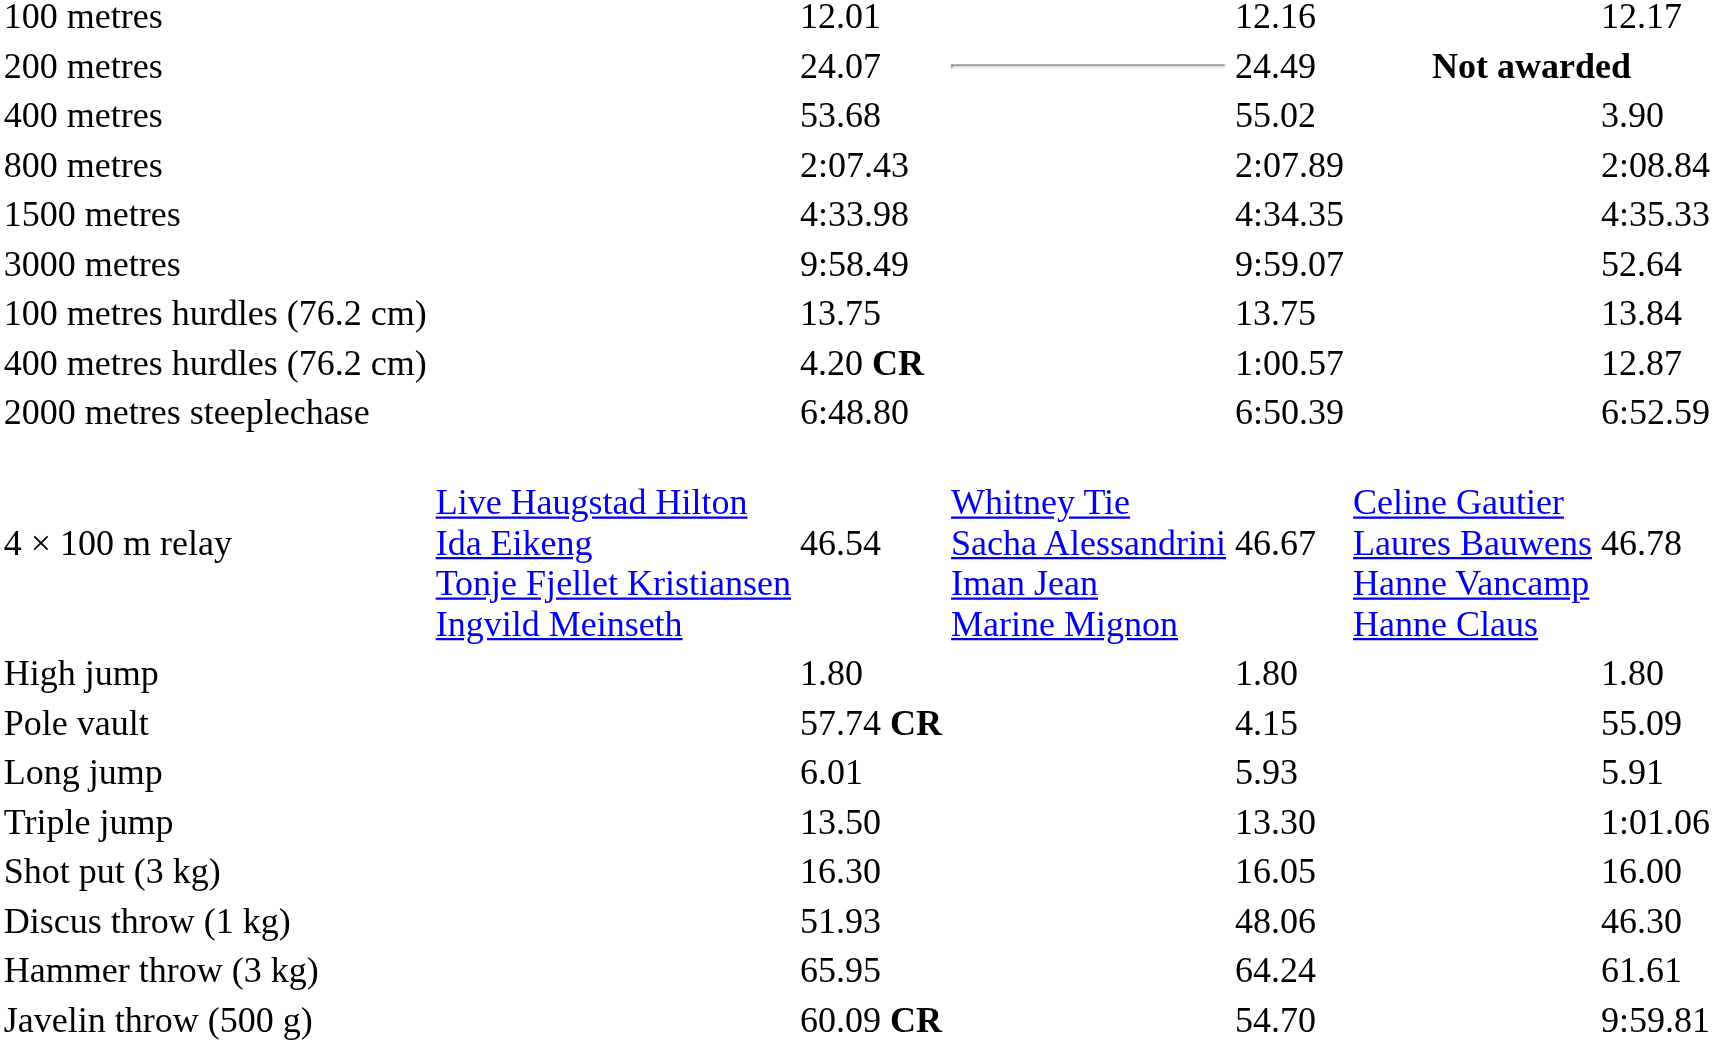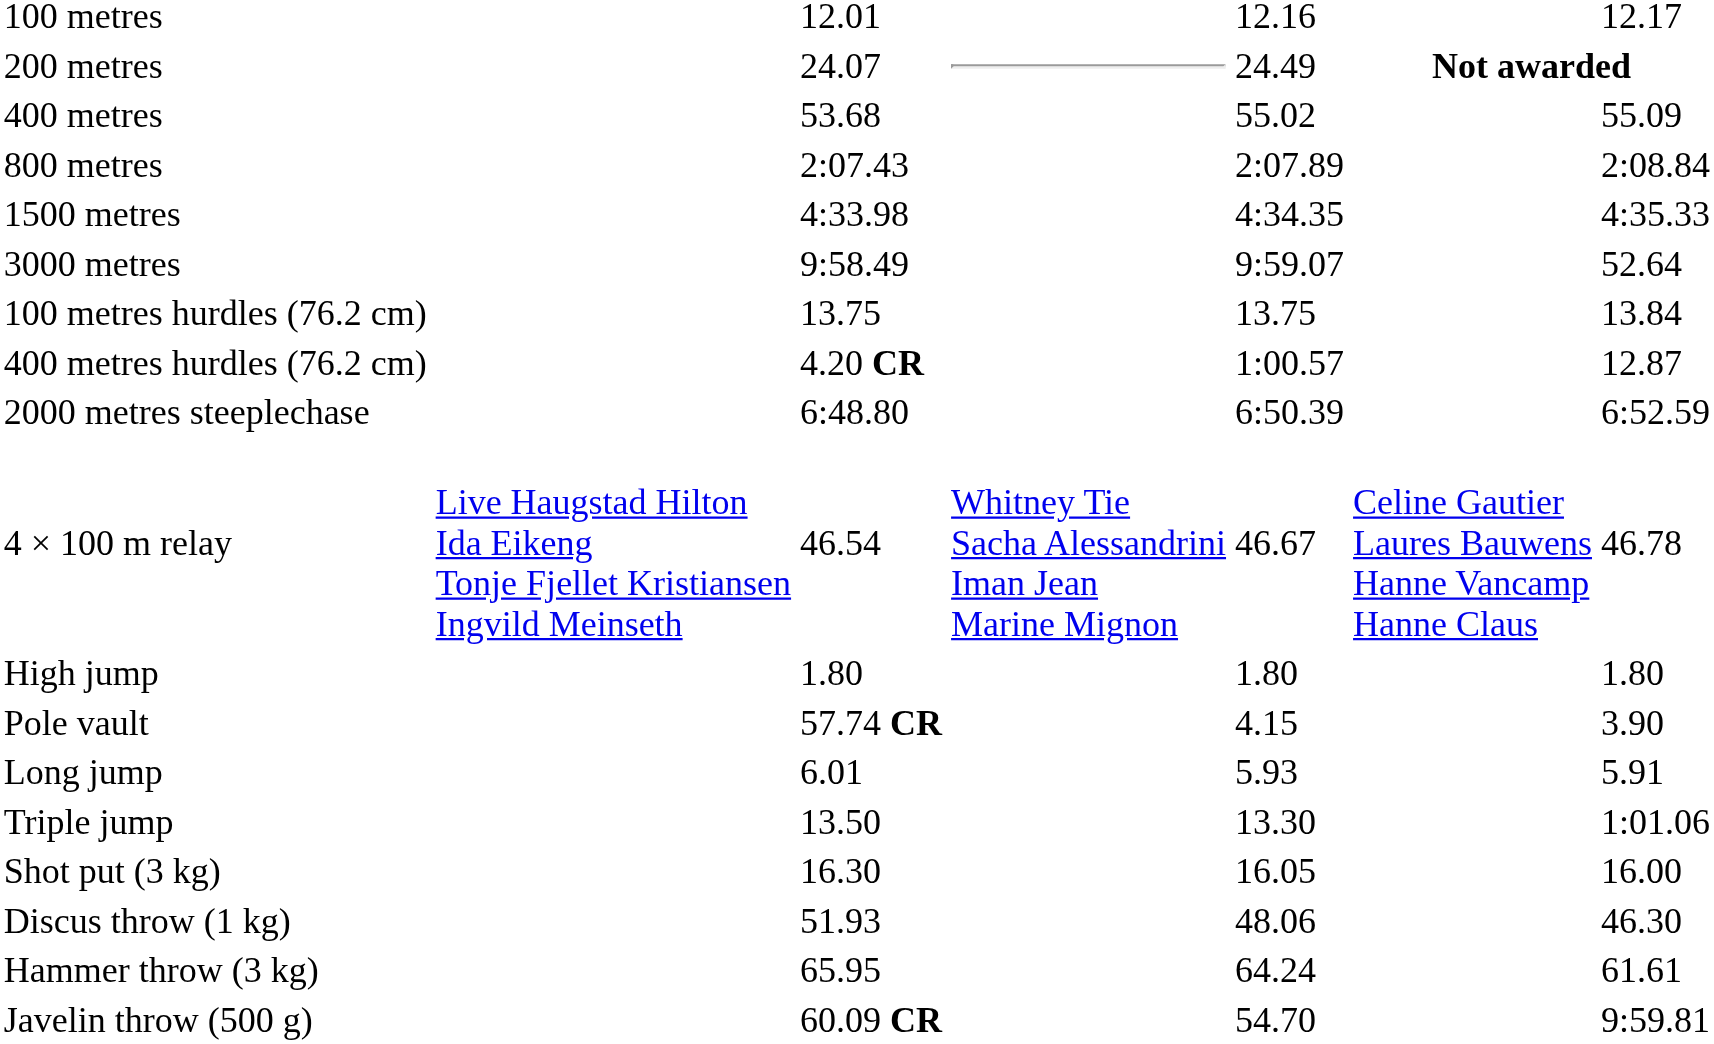(1632, 115) 3.90 -> (1641, 115) 55.09
(1641, 722) 55.09 -> (1632, 722) 3.90
